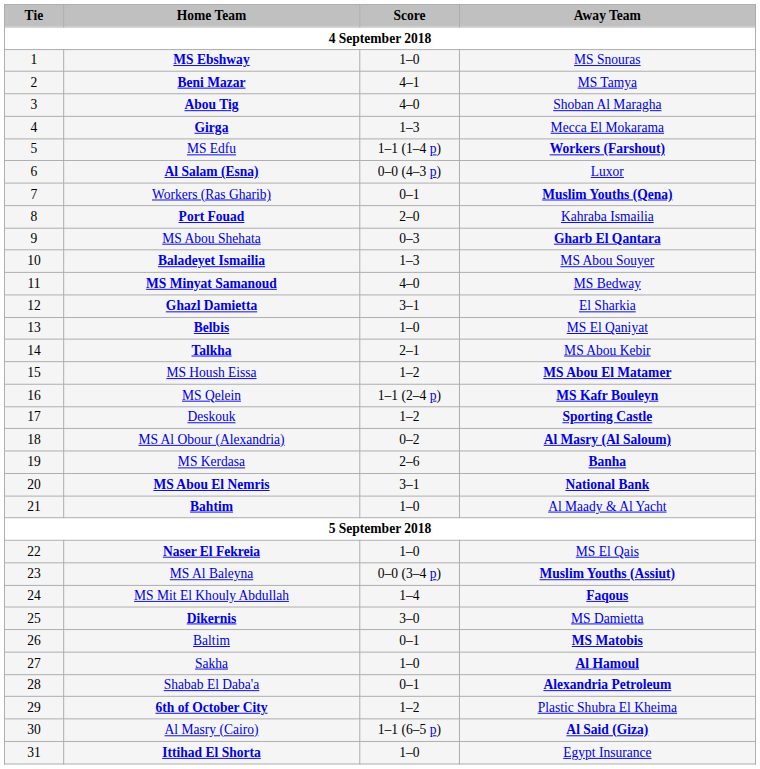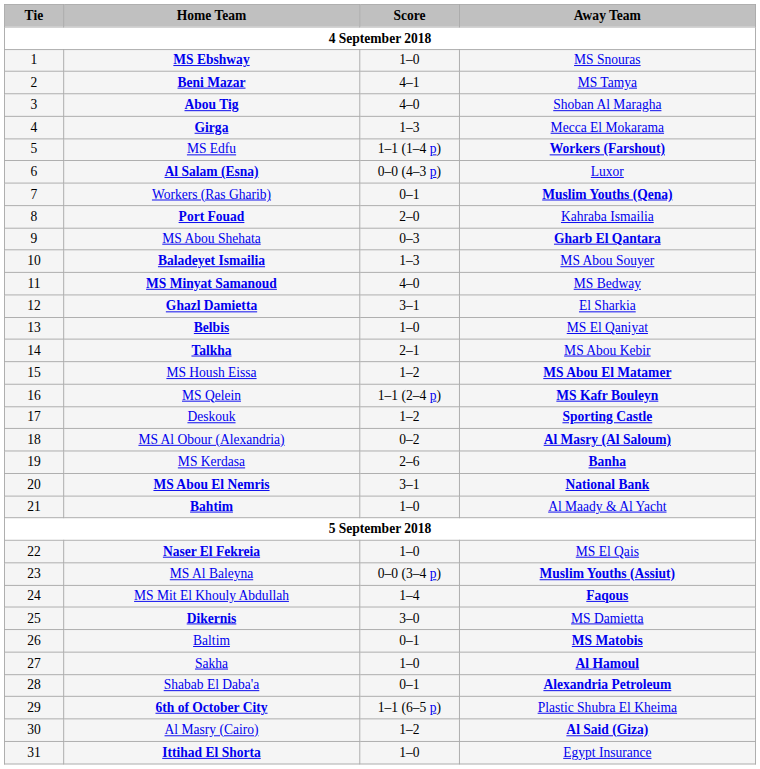(409, 708) 1–2 -> (409, 708) 1–1 (6–5 p)
(409, 730) 1–1 (6–5 p) -> (409, 730) 1–2
